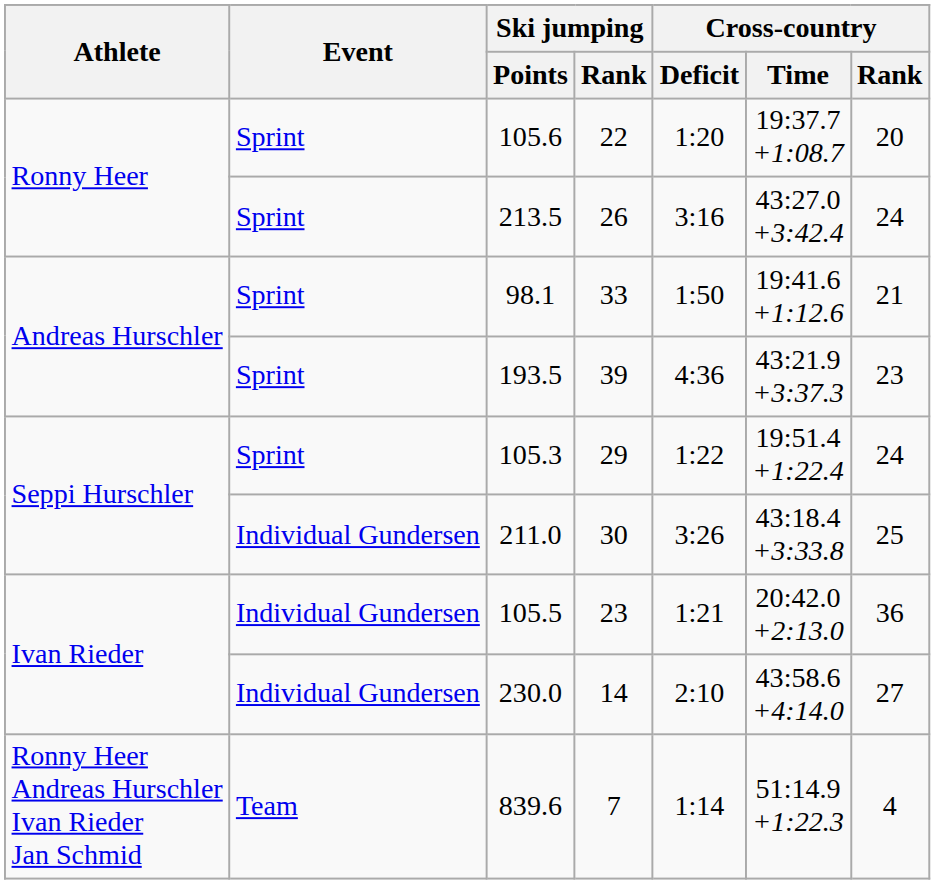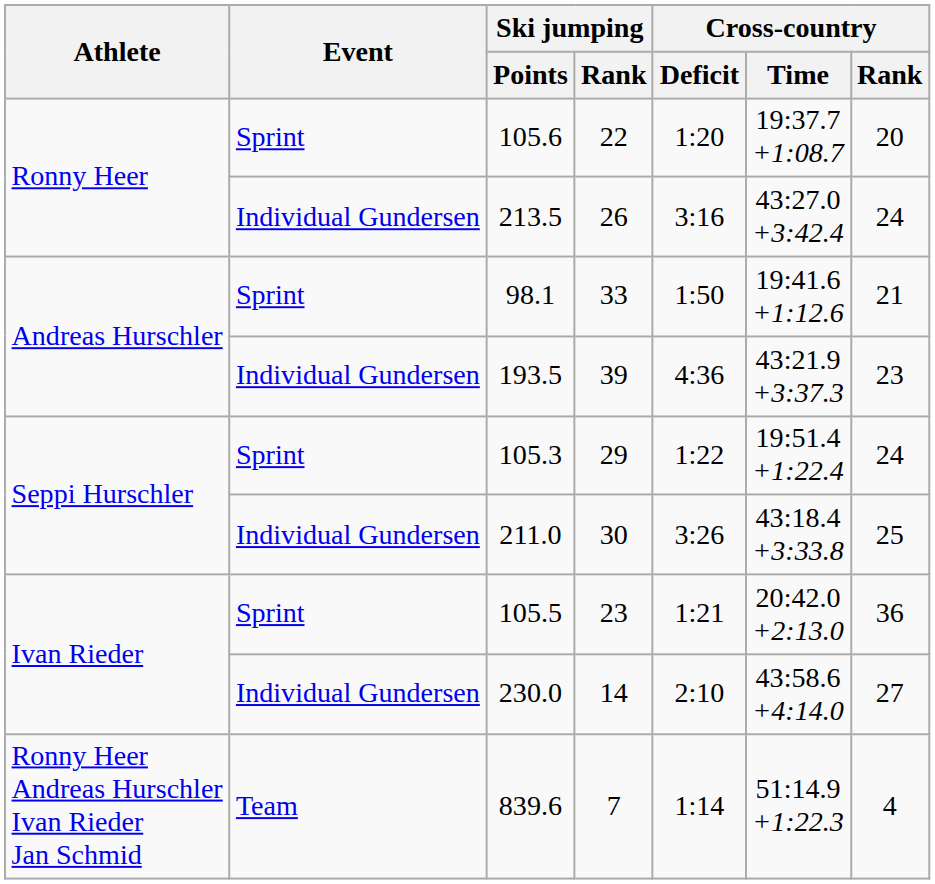(270, 216) Sprint -> (358, 216) Individual Gundersen
(270, 375) Sprint -> (358, 375) Individual Gundersen
(358, 614) Individual Gundersen -> (270, 614) Sprint
